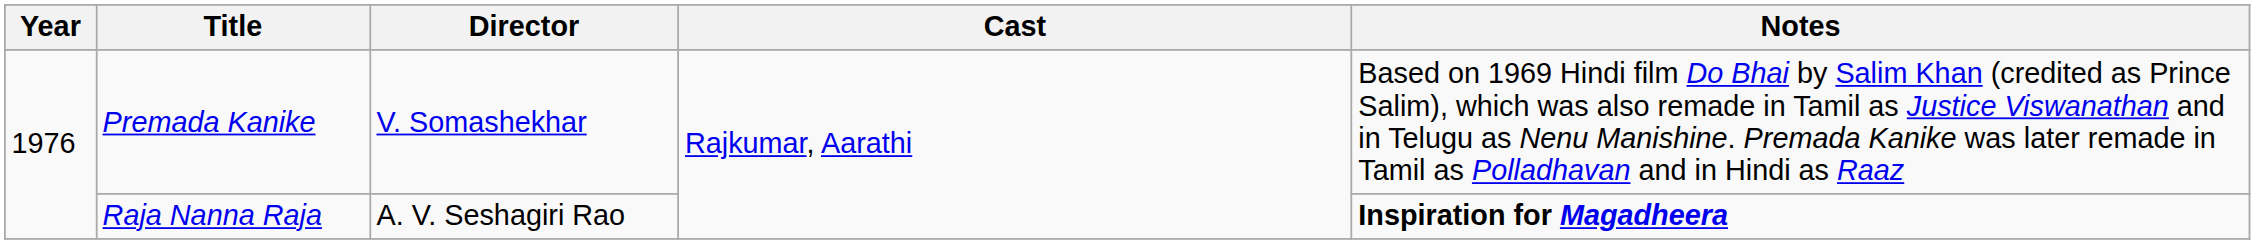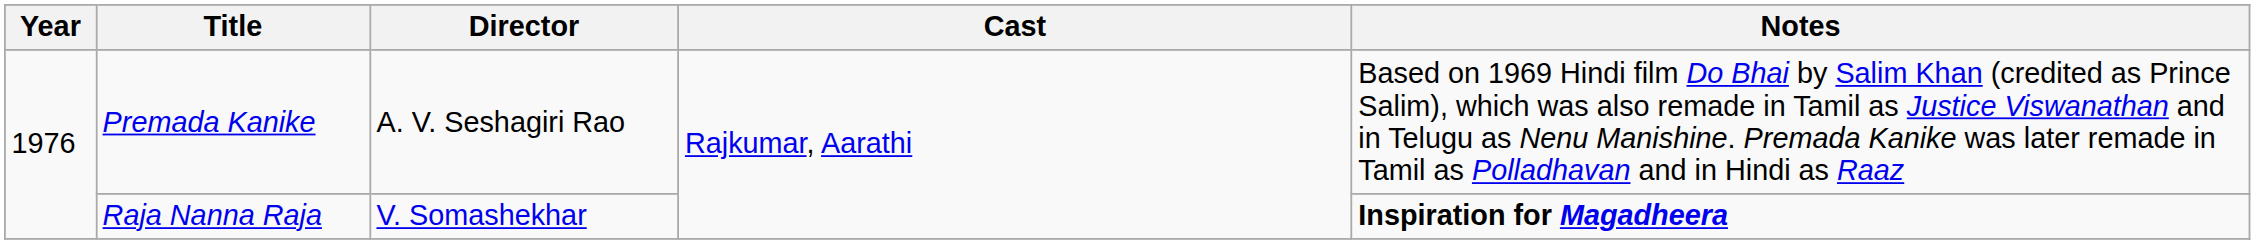(482, 121) V. Somashekhar -> (501, 121) A. V. Seshagiri Rao
(501, 215) A. V. Seshagiri Rao -> (482, 215) V. Somashekhar
